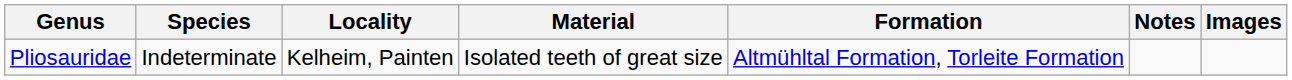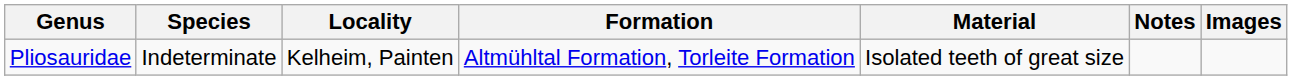columns swapped: (928, 22) <-> (593, 22)
